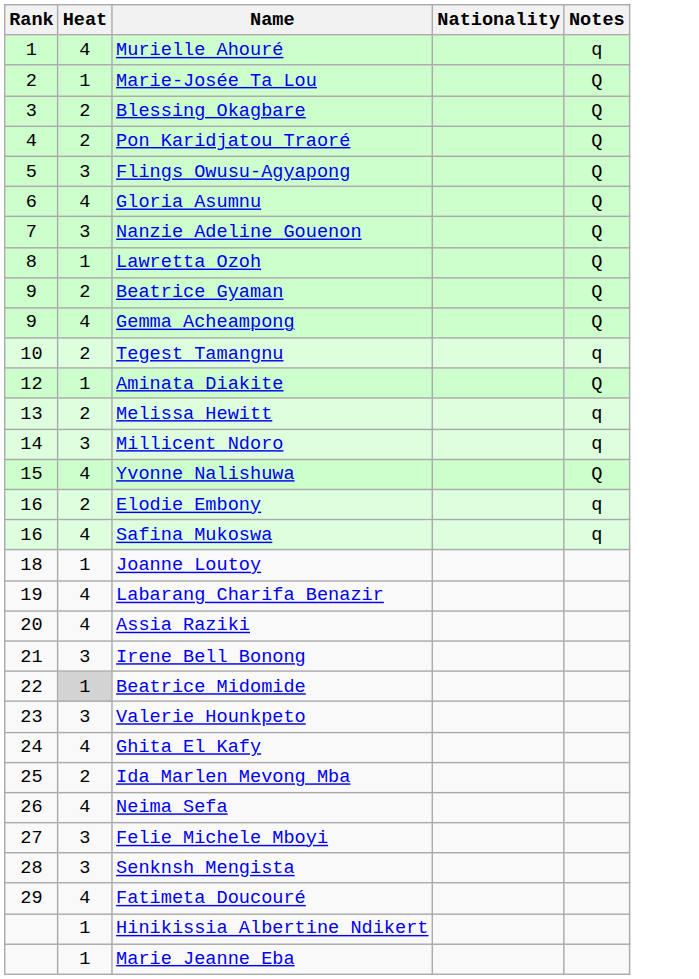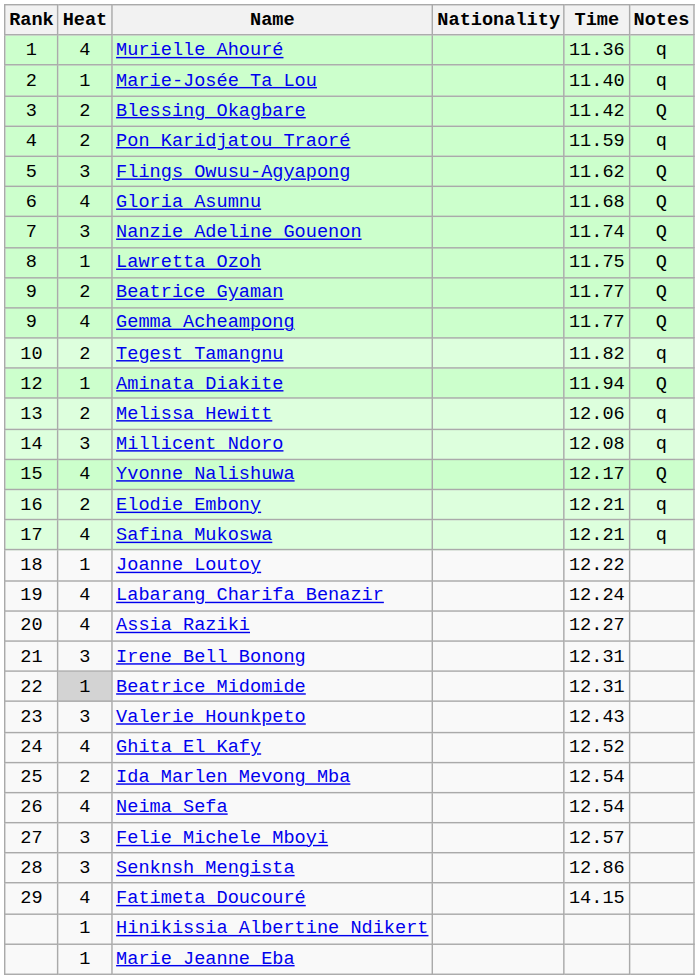+ column: (597, 20)
(597, 80) Q -> (661, 80) q
(597, 141) Q -> (661, 141) q
(31, 535) 16 -> (31, 535) 17
